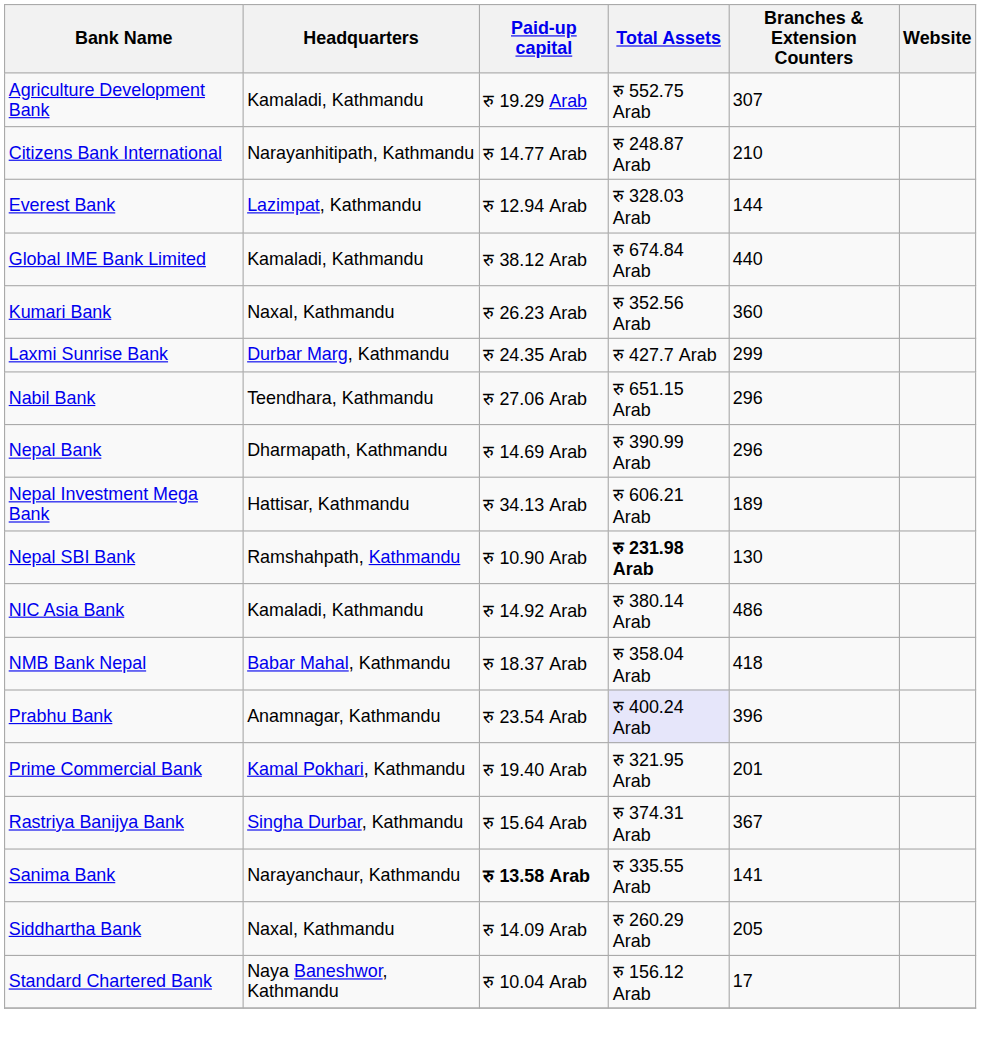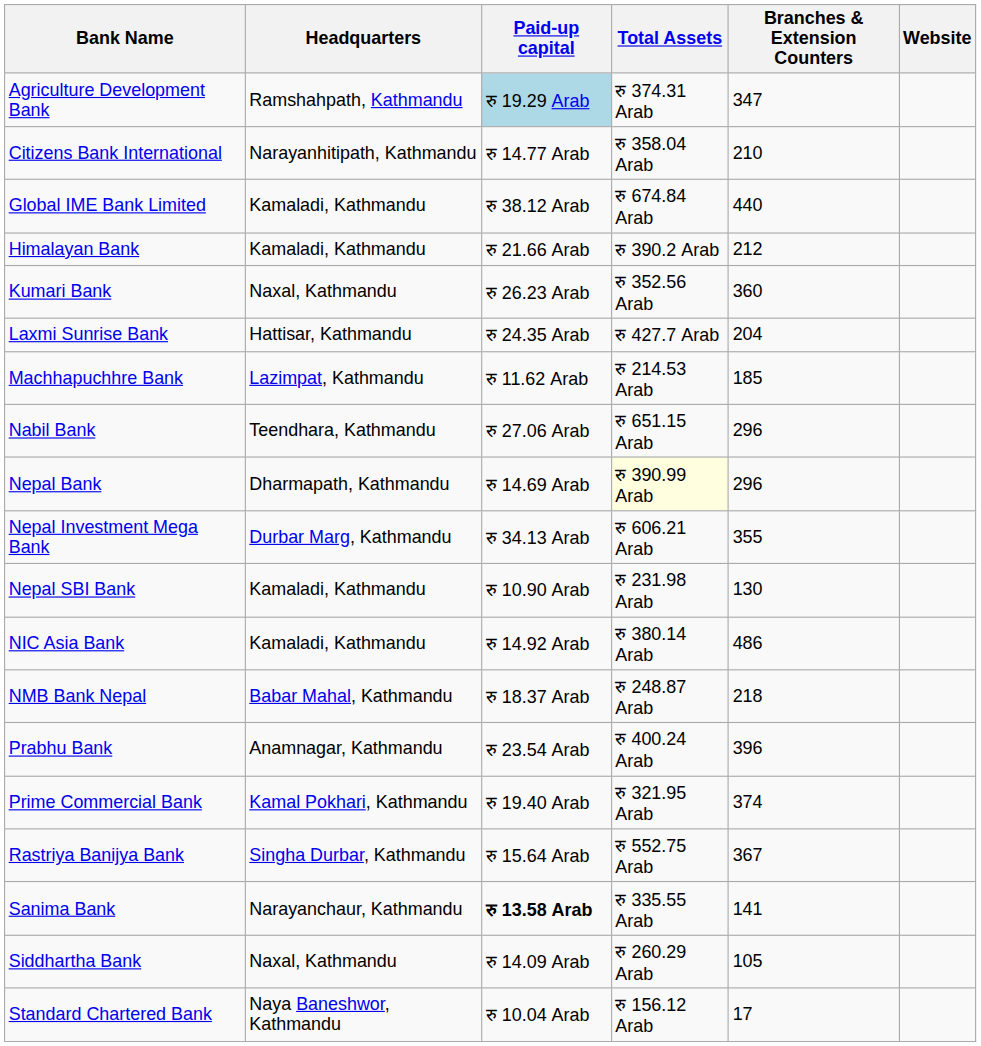(335, 99) Kamaladi, Kathmandu -> (356, 99) Ramshahpath, Kathmandu
(535, 100) no background -> (538, 100) lightblue background
(648, 101) रु 552.75 Arab -> (651, 101) रु 374.31 Arab
(748, 99) 307 -> (748, 99) 347
(648, 154) रु 248.87 Arab -> (651, 154) रु 358.04 Arab
- row: (62, 205)
+ row: (74, 248)
(348, 354) Durbar Marg, Kathmandu -> (330, 334) Hattisar, Kathmandu
(748, 354) 299 -> (748, 334) 204
+ row: (96, 377)
(648, 452) no background -> (651, 485) lightyellow background
(328, 504) Hattisar, Kathmandu -> (350, 536) Durbar Marg, Kathmandu
(748, 504) 189 -> (748, 536) 355
(354, 557) Ramshahpath, Kathmandu -> (337, 590) Kamaladi, Kathmandu
(648, 558) bold -> (651, 591) normal
(648, 664) रु 358.04 Arab -> (651, 697) रु 248.87 Arab
(748, 663) 418 -> (748, 696) 218
(648, 718) lavender background -> (651, 750) no background
(748, 769) 201 -> (748, 802) 374
(648, 824) रु 374.31 Arab -> (651, 857) रु 552.75 Arab
(748, 928) 205 -> (748, 961) 105
